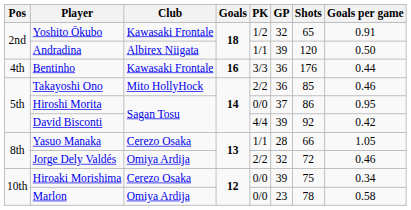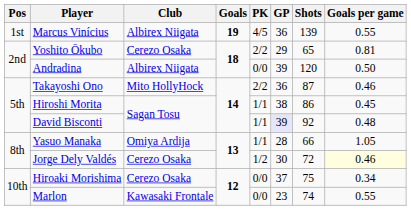+ row: (71, 31)
(170, 31) Kawasaki Frontale -> (159, 50) Cerezo Osaka
(260, 31) 1/2 -> (260, 50) 2/2
(282, 31) 32 -> (282, 50) 29
(365, 31) 0.91 -> (365, 50) 0.81
(260, 50) 1/1 -> (260, 68) 0/0
- row: (54, 68)
(308, 86) 85 -> (308, 86) 87
(260, 104) 0/0 -> (260, 104) 1/1
(282, 104) 37 -> (282, 104) 38
(365, 104) 0.95 -> (365, 104) 0.45
(260, 123) 4/4 -> (260, 123) 1/1
(282, 123) no background -> (282, 123) lavender background
(365, 123) 0.42 -> (365, 123) 0.48
(159, 141) Cerezo Osaka -> (158, 141) Omiya Ardija
(158, 159) Omiya Ardija -> (159, 159) Cerezo Osaka
(260, 159) 2/2 -> (260, 159) 1/2
(282, 159) 32 -> (282, 159) 30
(365, 159) no background -> (365, 159) lightyellow background
(282, 178) 39 -> (282, 178) 37
(158, 196) Omiya Ardija -> (170, 196) Kawasaki Frontale
(308, 196) 78 -> (308, 196) 74
(365, 196) 0.58 -> (365, 196) 0.55
